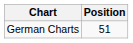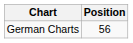(105, 29) 51 -> (105, 29) 56
